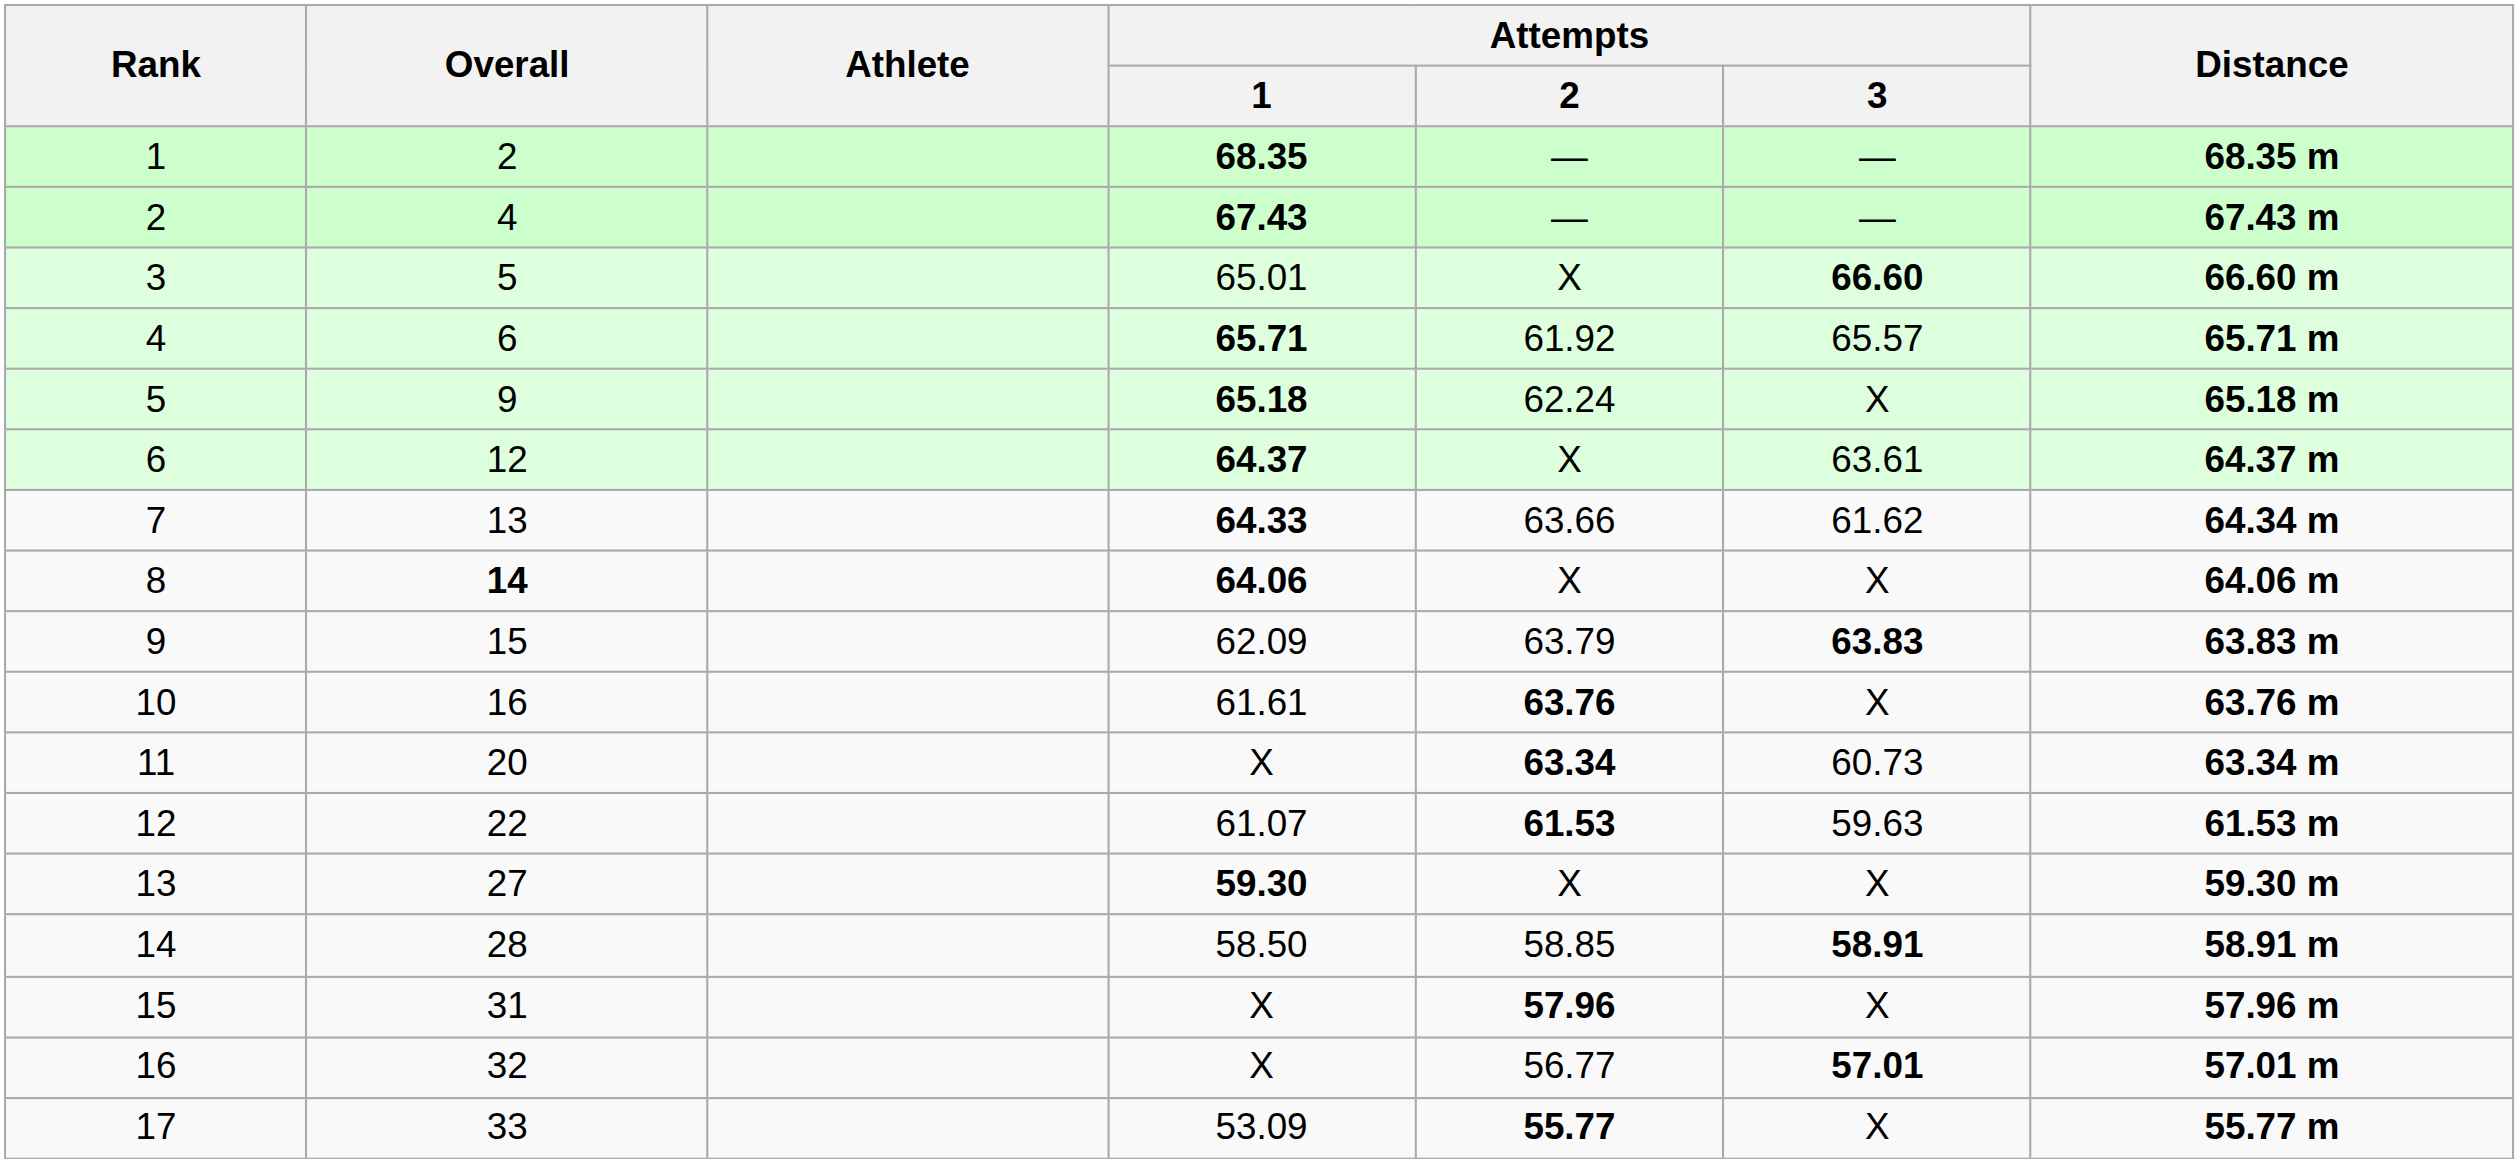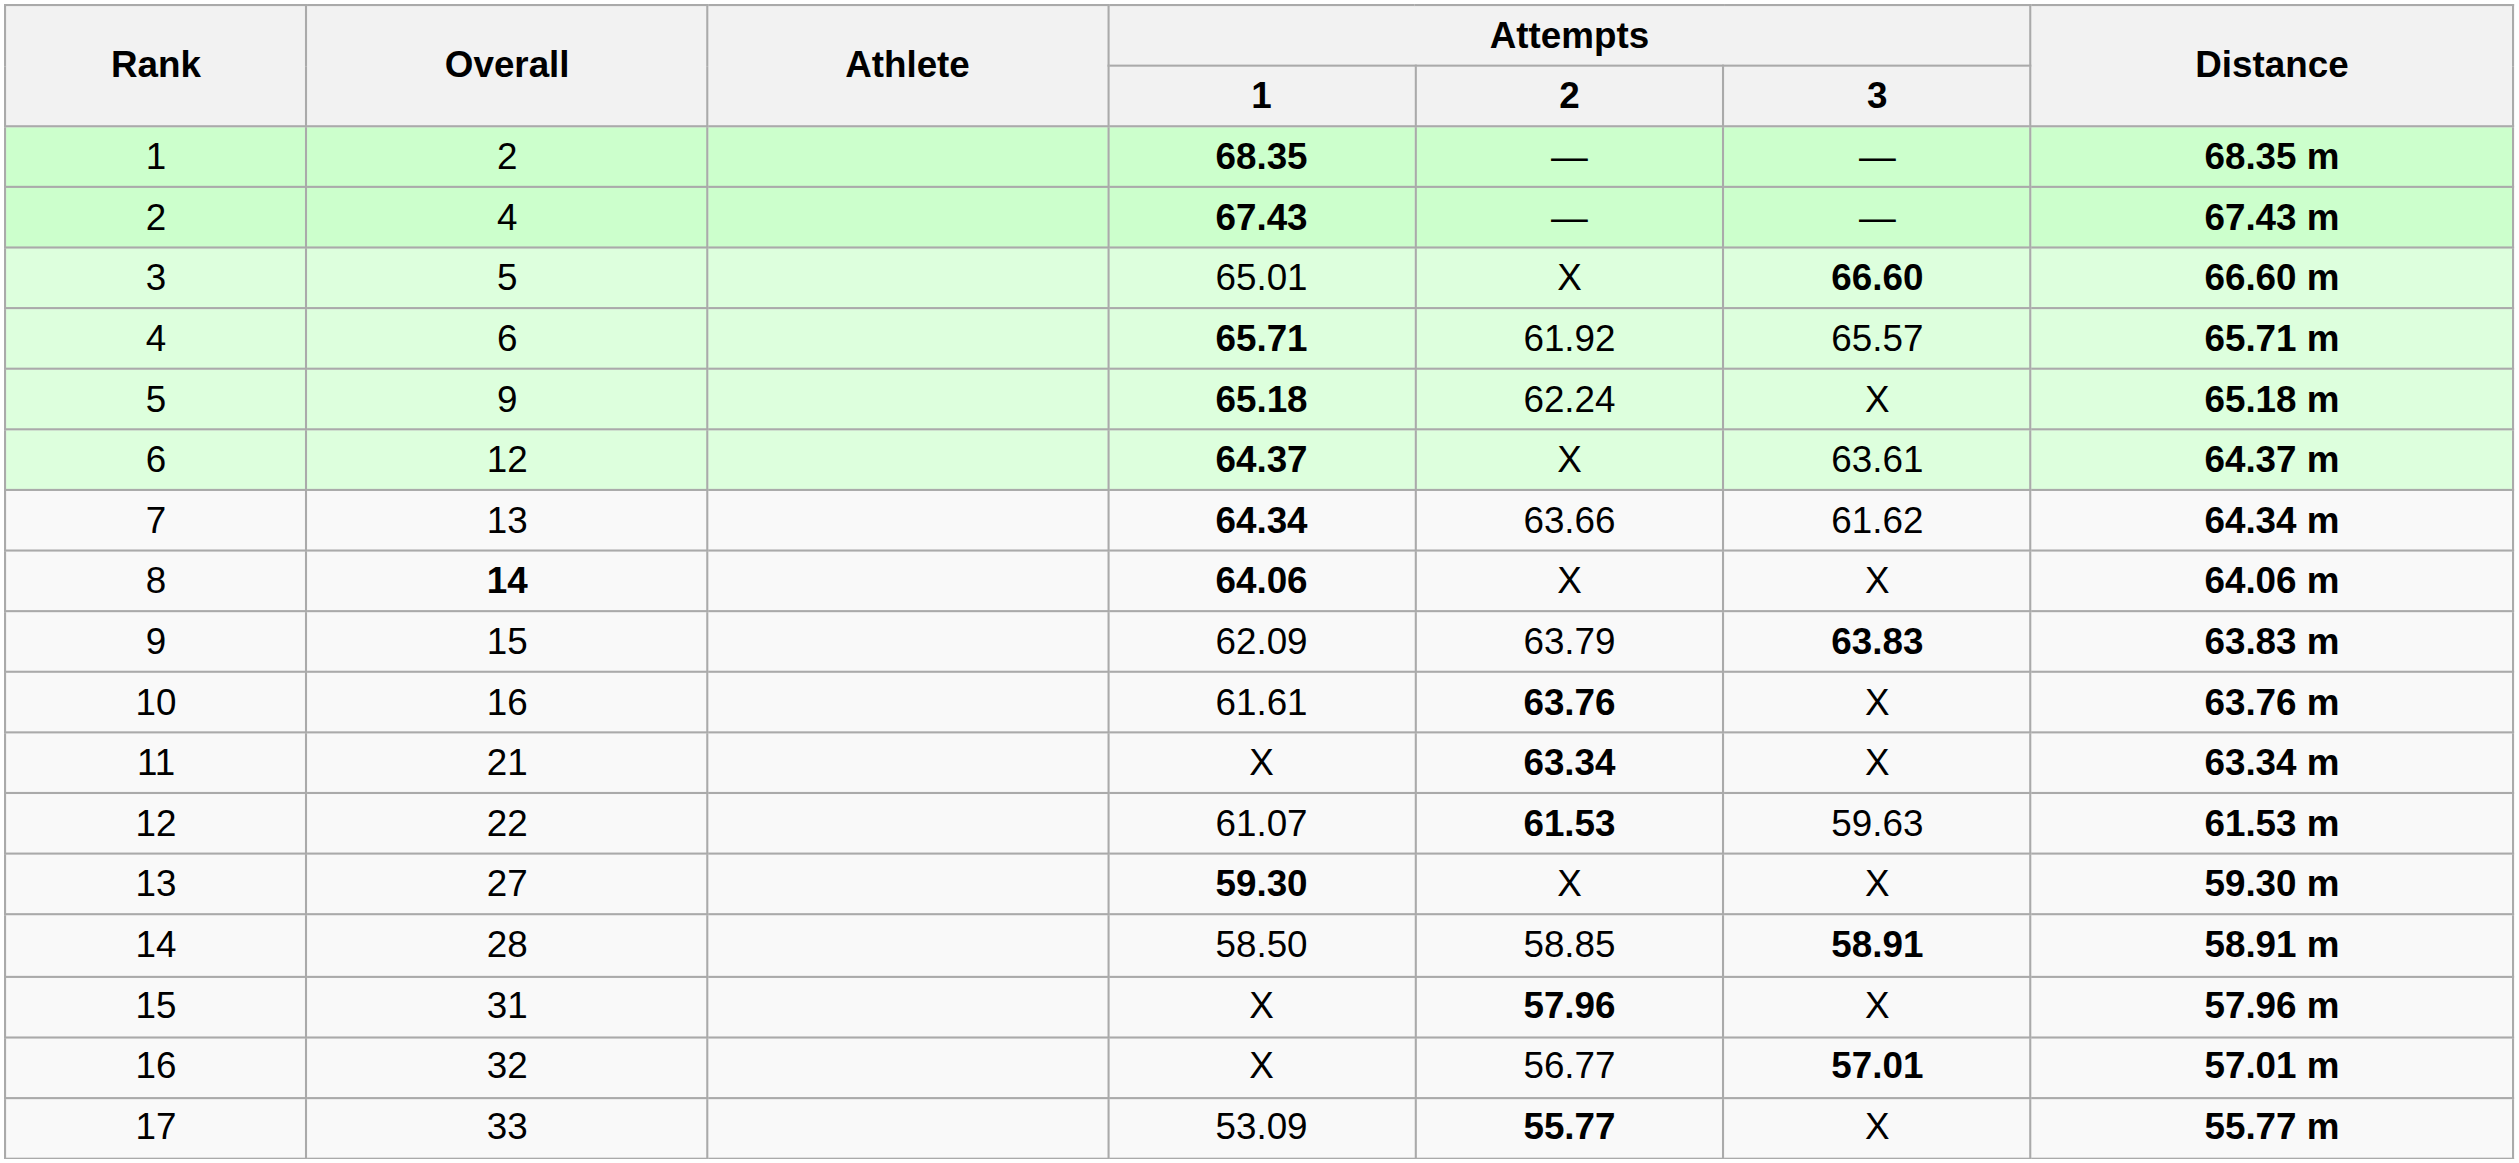(1262, 519) 64.33 -> (1262, 519) 64.34
(507, 762) 20 -> (507, 762) 21
(1877, 762) 60.73 -> (1877, 762) X
